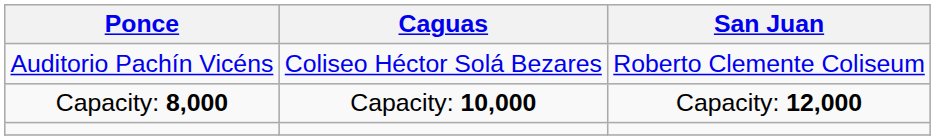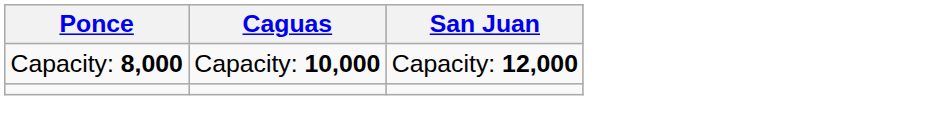- row: (142, 63)
